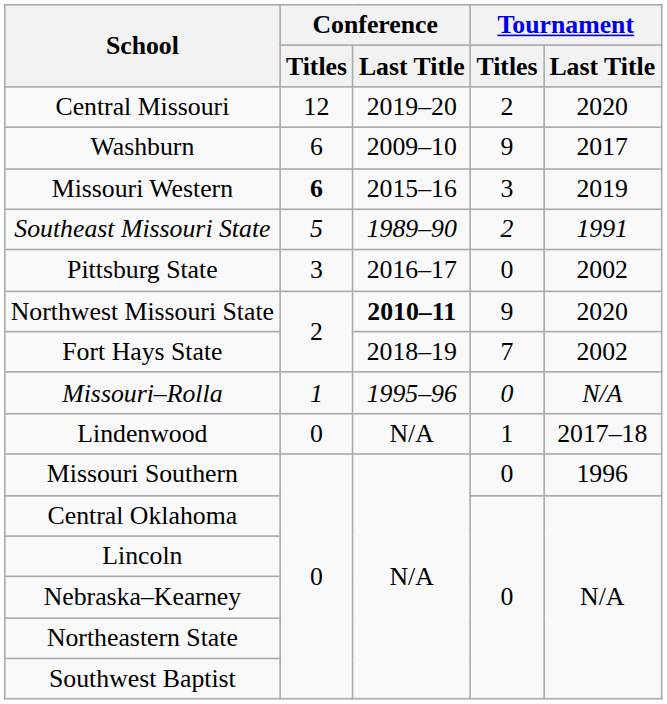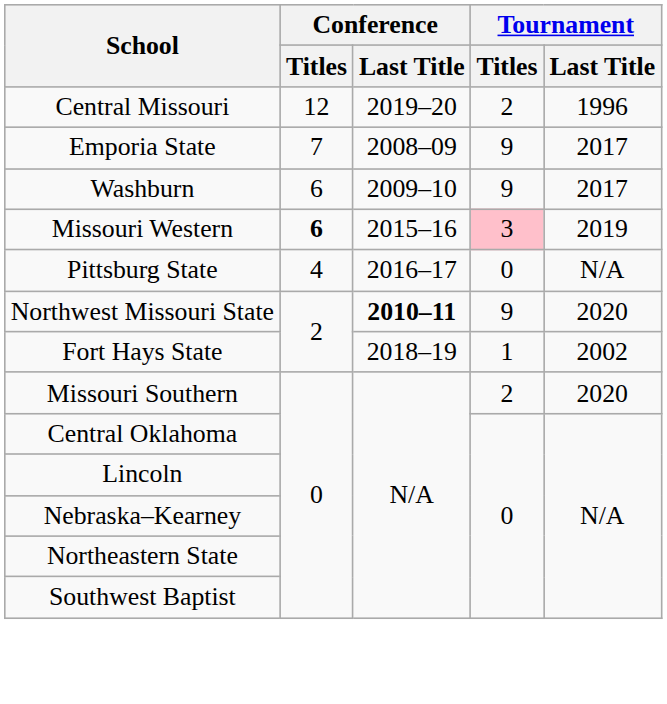(602, 106) 2020 -> (602, 106) 1996
+ row: (142, 147)
(507, 188) no background -> (507, 229) pink background
- row: (142, 229)
(316, 270) 3 -> (316, 270) 4
(602, 270) 2002 -> (602, 270) N/A
(507, 351) 7 -> (507, 351) 1
- row: (142, 392)
- row: (142, 433)
(507, 474) 0 -> (507, 392) 2
(602, 474) 1996 -> (602, 392) 2020
